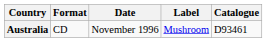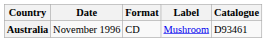columns swapped: (125, 12) <-> (70, 12)
